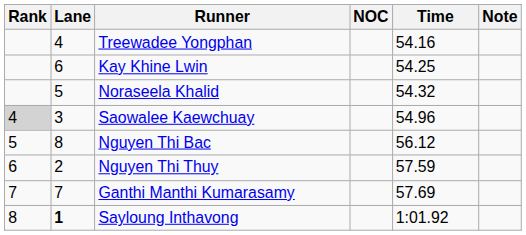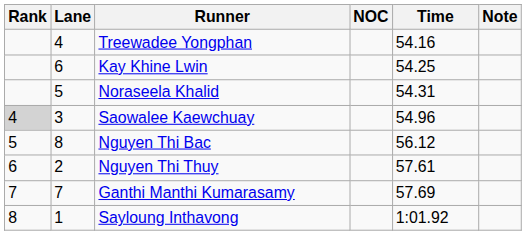(416, 92) 54.32 -> (416, 92) 54.31
(416, 167) 57.59 -> (416, 167) 57.61
(59, 218) bold -> (59, 218) normal
